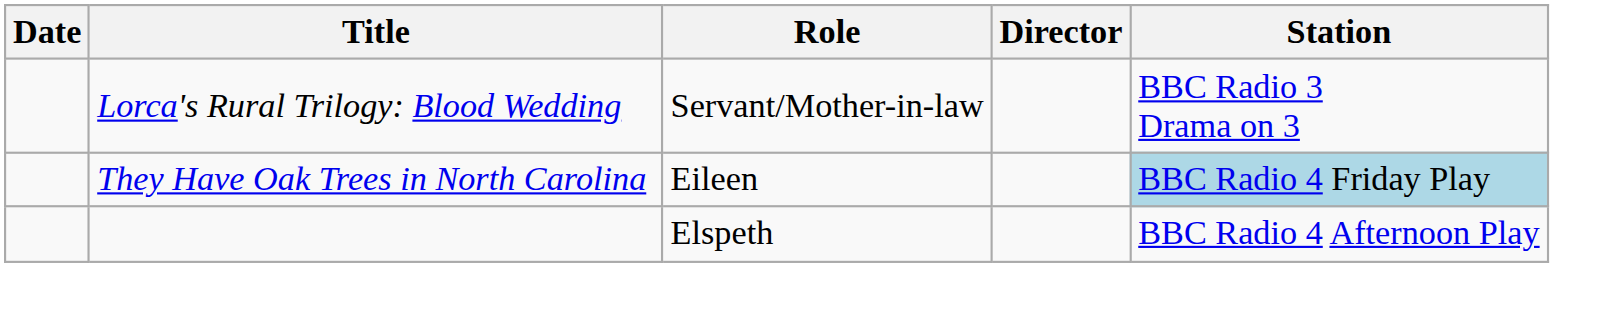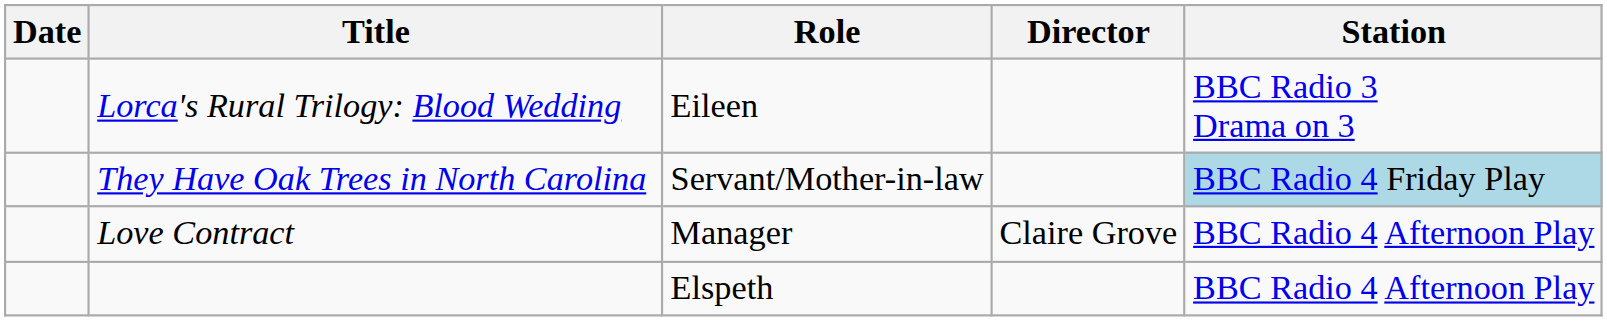(827, 105) Servant/Mother-in-law -> (714, 105) Eileen
(714, 178) Eileen -> (827, 178) Servant/Mother-in-law
+ row: (200, 233)
